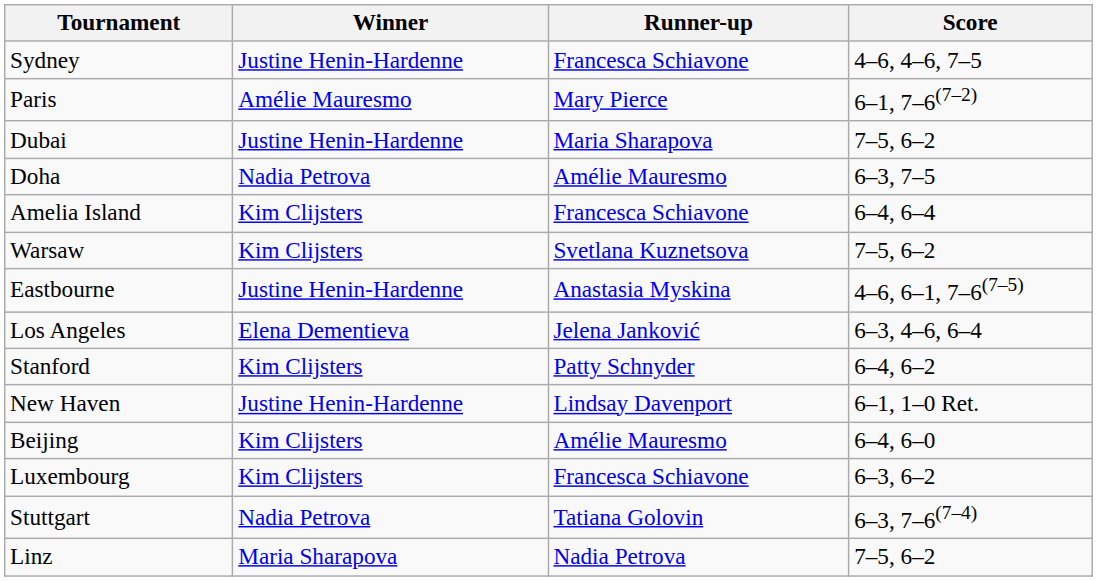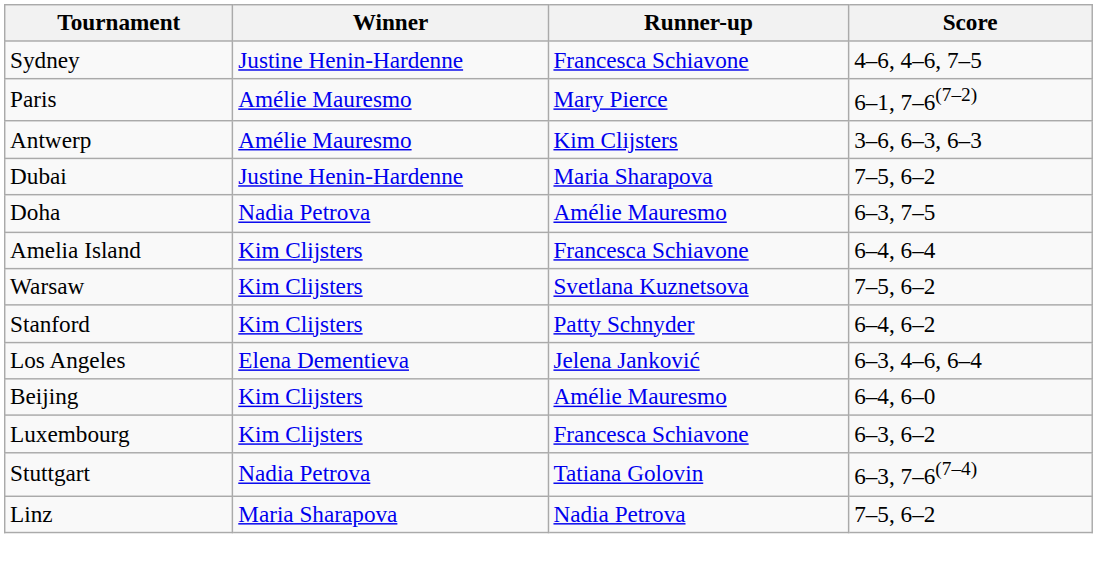+ row: (51, 139)
- row: (62, 289)
rows swapped: (50, 366) <-> (68, 329)
- row: (65, 403)
